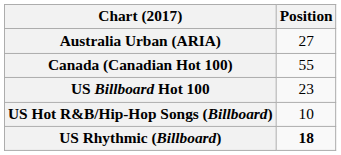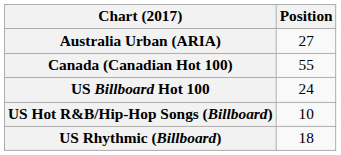(306, 89) 23 -> (306, 89) 24
(306, 138) bold -> (306, 138) normal
